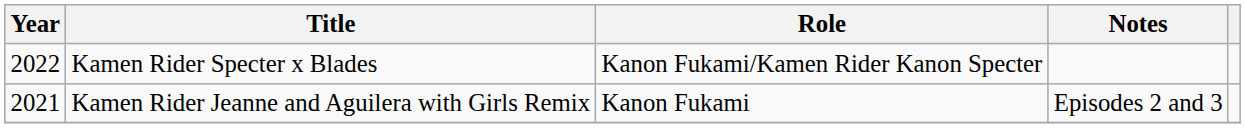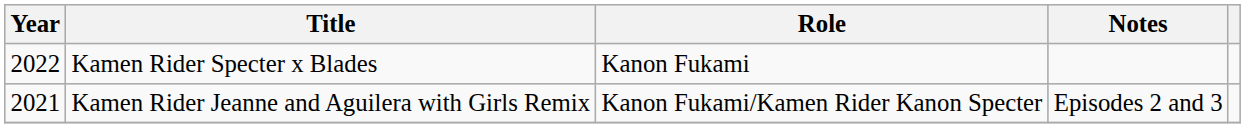(822, 63) Kanon Fukami/Kamen Rider Kanon Specter -> (676, 63) Kanon Fukami
(676, 102) Kanon Fukami -> (822, 102) Kanon Fukami/Kamen Rider Kanon Specter
